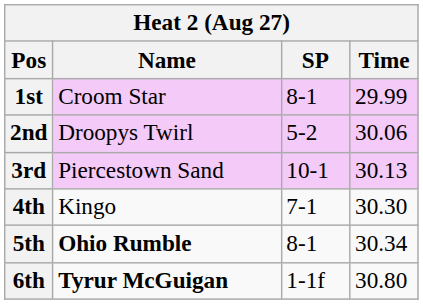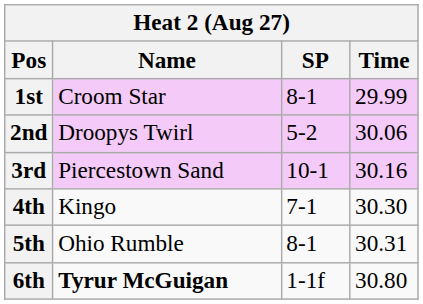(381, 170) 30.13 -> (381, 170) 30.16
(125, 243) bold -> (121, 243) normal
(381, 243) 30.34 -> (381, 243) 30.31
